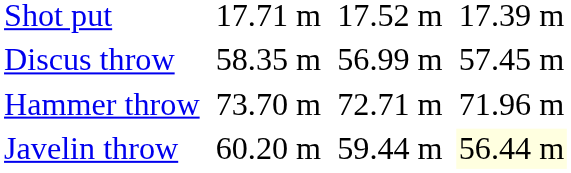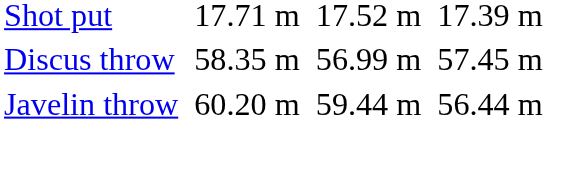- row: (102, 104)
(511, 148) lightyellow background -> (490, 104) no background
